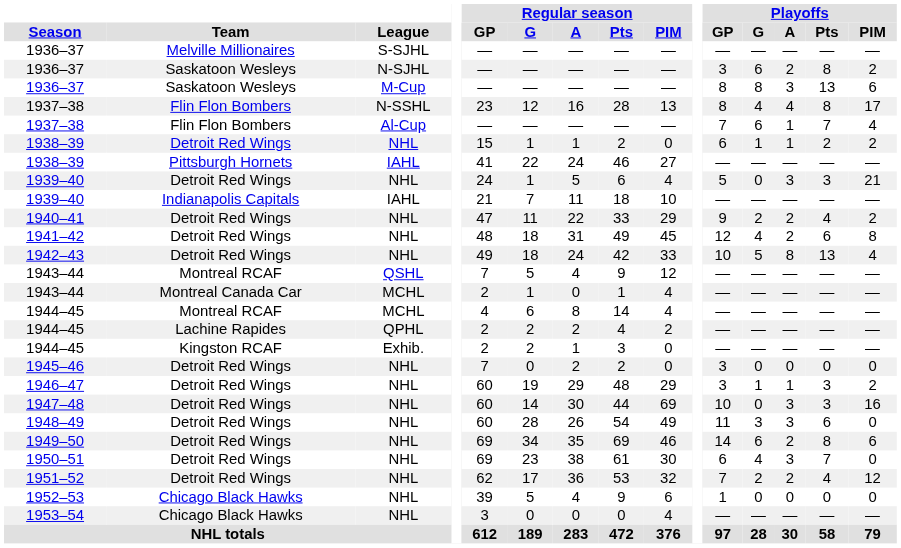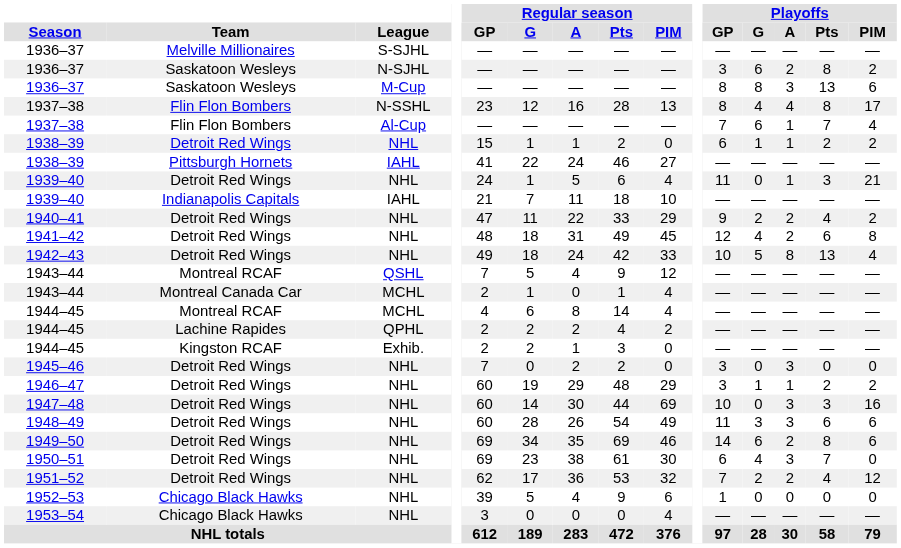(723, 180) 5 -> (723, 180) 11
(790, 180) 3 -> (790, 180) 1
(790, 366) 0 -> (790, 366) 3
(827, 385) 3 -> (827, 385) 2
(873, 422) 0 -> (873, 422) 6
